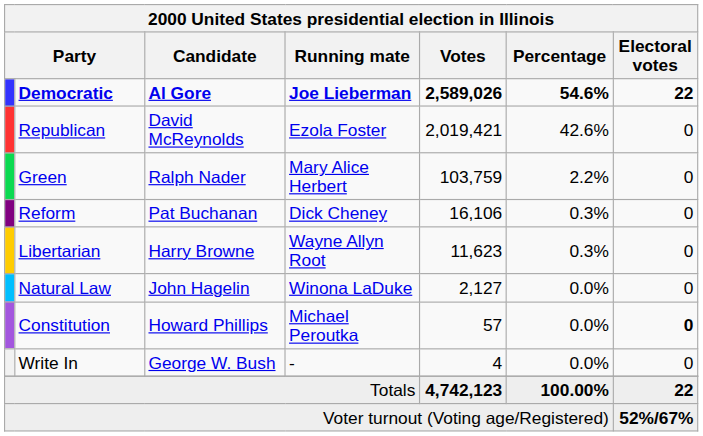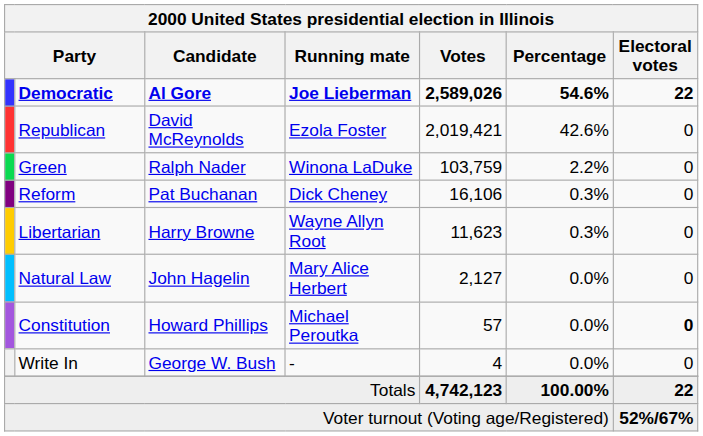(329, 177) Mary Alice Herbert -> (351, 167) Winona LaDuke
(351, 288) Winona LaDuke -> (329, 278) Mary Alice Herbert
